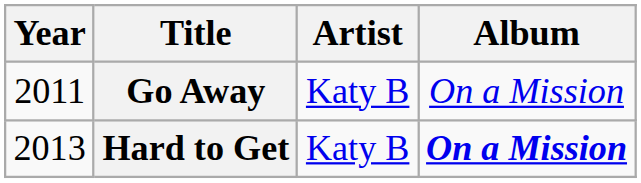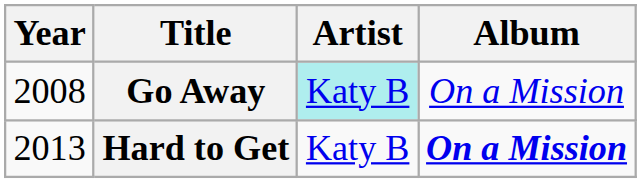(50, 90) 2011 -> (50, 90) 2008
(358, 90) no background -> (358, 90) paleturquoise background
